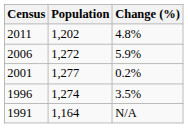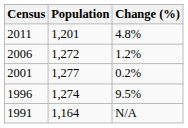(65, 34) 1,202 -> (65, 34) 1,201
(128, 53) 5.9% -> (128, 53) 1.2%
(128, 93) 3.5% -> (128, 93) 9.5%
